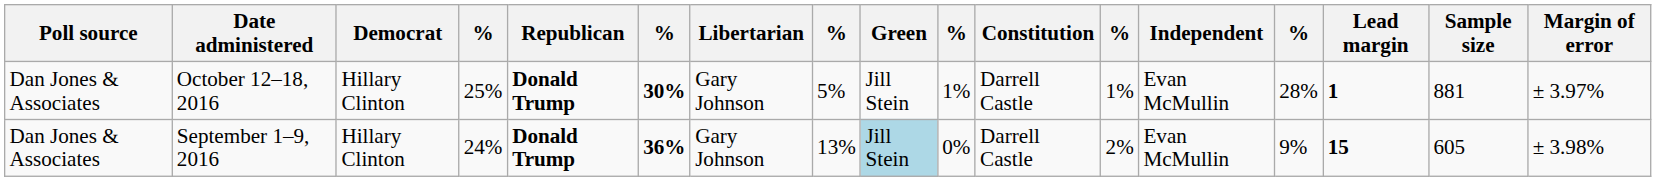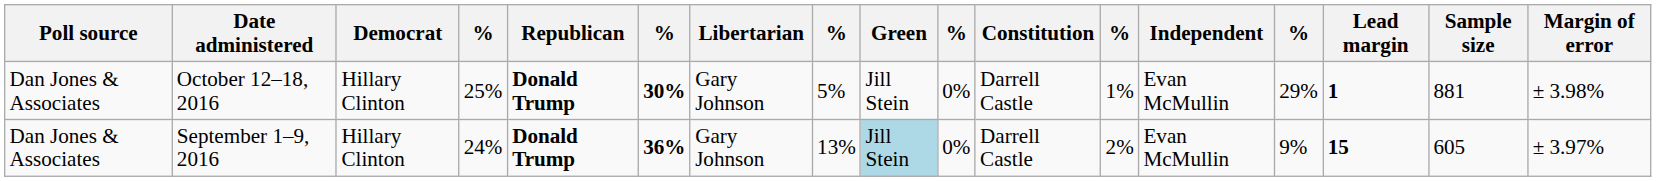(956, 90) 1% -> (956, 90) 0%
(1299, 90) 28% -> (1299, 90) 29%
(1568, 90) ± 3.97% -> (1568, 90) ± 3.98%
(1568, 147) ± 3.98% -> (1568, 147) ± 3.97%
